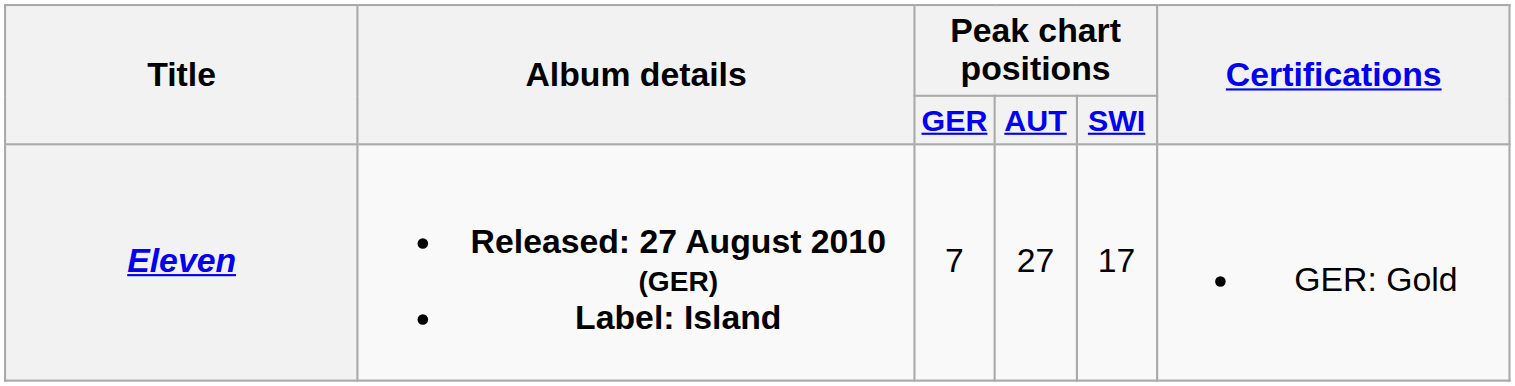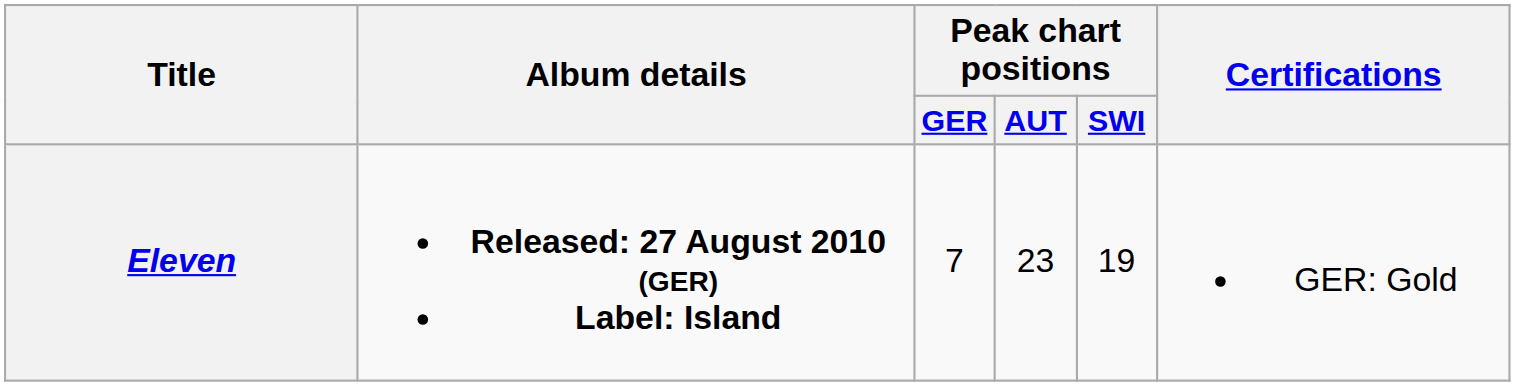(1036, 261) 27 -> (1036, 261) 23
(1117, 261) 17 -> (1117, 261) 19
